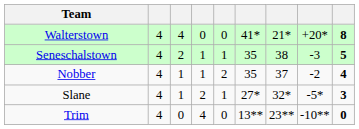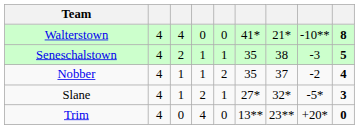(315, 34) +20* -> (315, 34) -10**
(315, 114) -10** -> (315, 114) +20*
